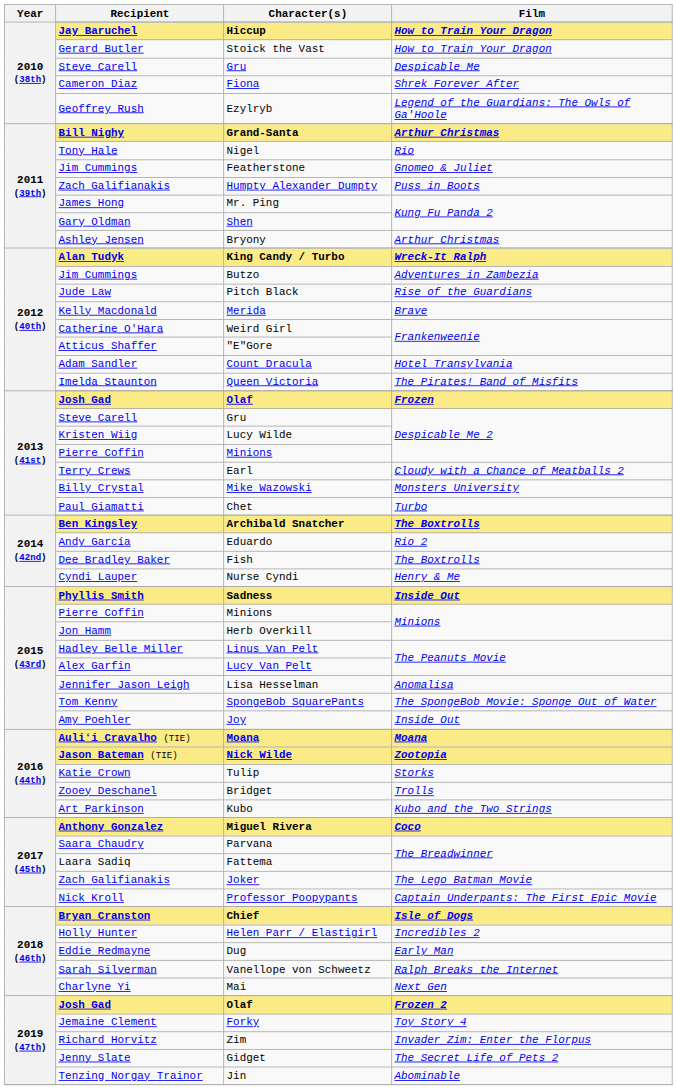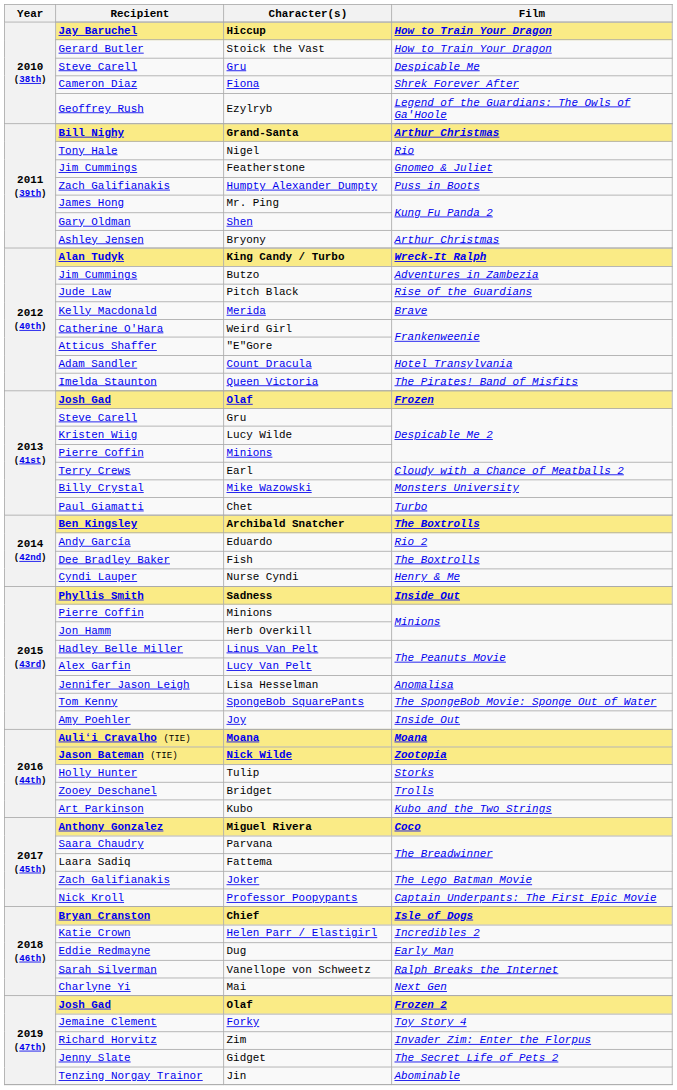(95, 773) Katie Crown -> (98, 773) Holly Hunter
(98, 934) Holly Hunter -> (95, 934) Katie Crown
